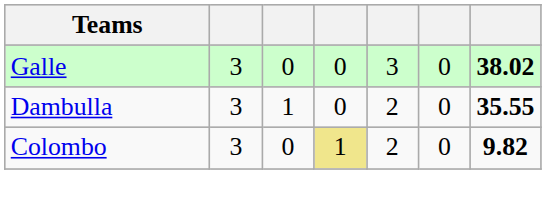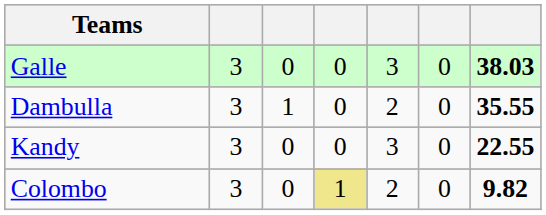(505, 65) 38.02 -> (505, 65) 38.03
+ row: (45, 147)
